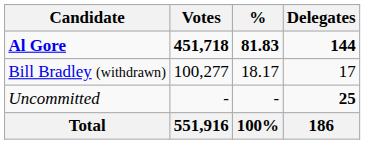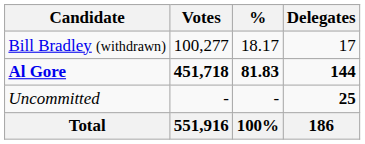rows swapped: (37, 44) <-> (87, 71)
